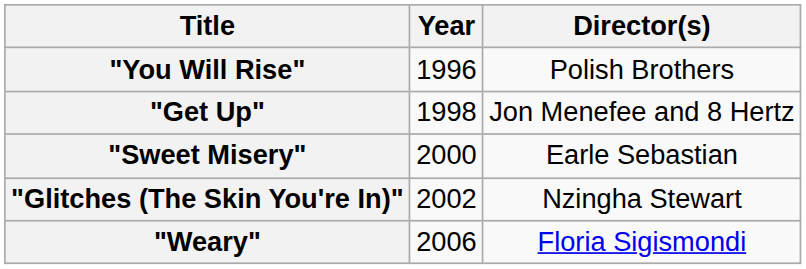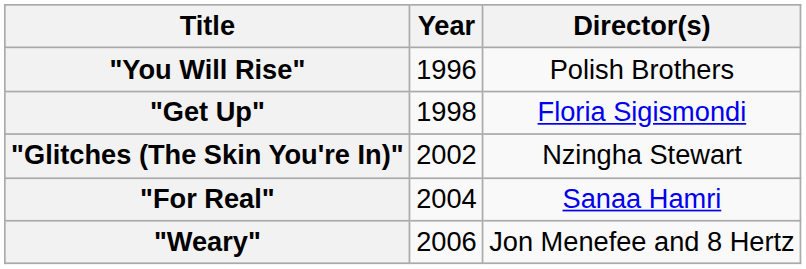(642, 112) Jon Menefee and 8 Hertz -> (642, 112) Floria Sigismondi
- row: (207, 155)
+ row: (207, 198)
(642, 241) Floria Sigismondi -> (642, 241) Jon Menefee and 8 Hertz
